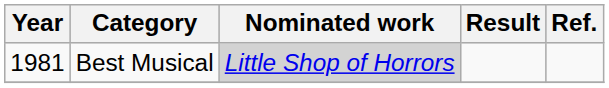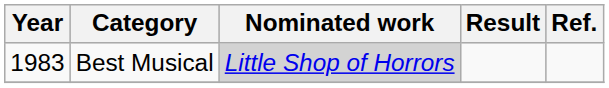(37, 62) 1981 -> (37, 62) 1983
